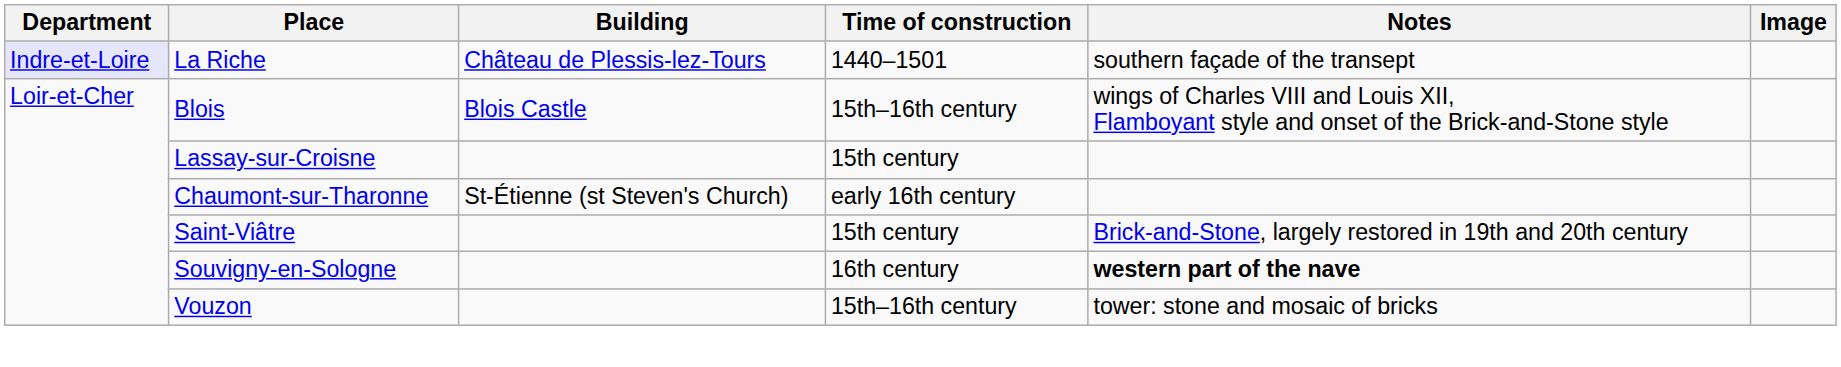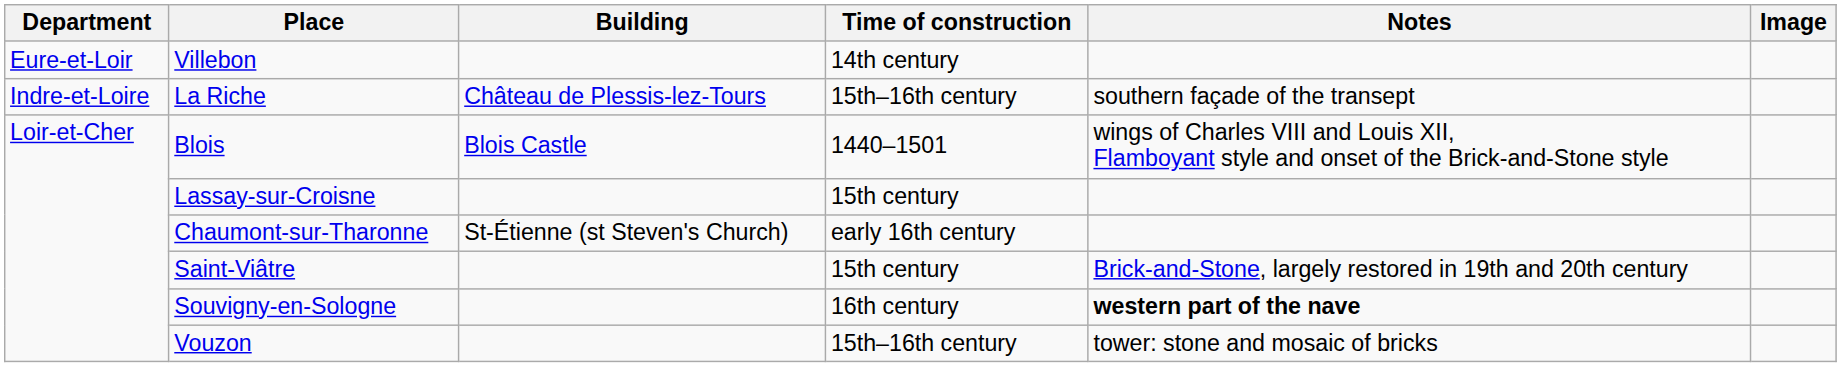+ row: (215, 59)
(80, 59) lavender background -> (80, 96) no background
(889, 59) 1440–1501 -> (924, 96) 15th–16th century
(924, 109) 15th–16th century -> (889, 146) 1440–1501
